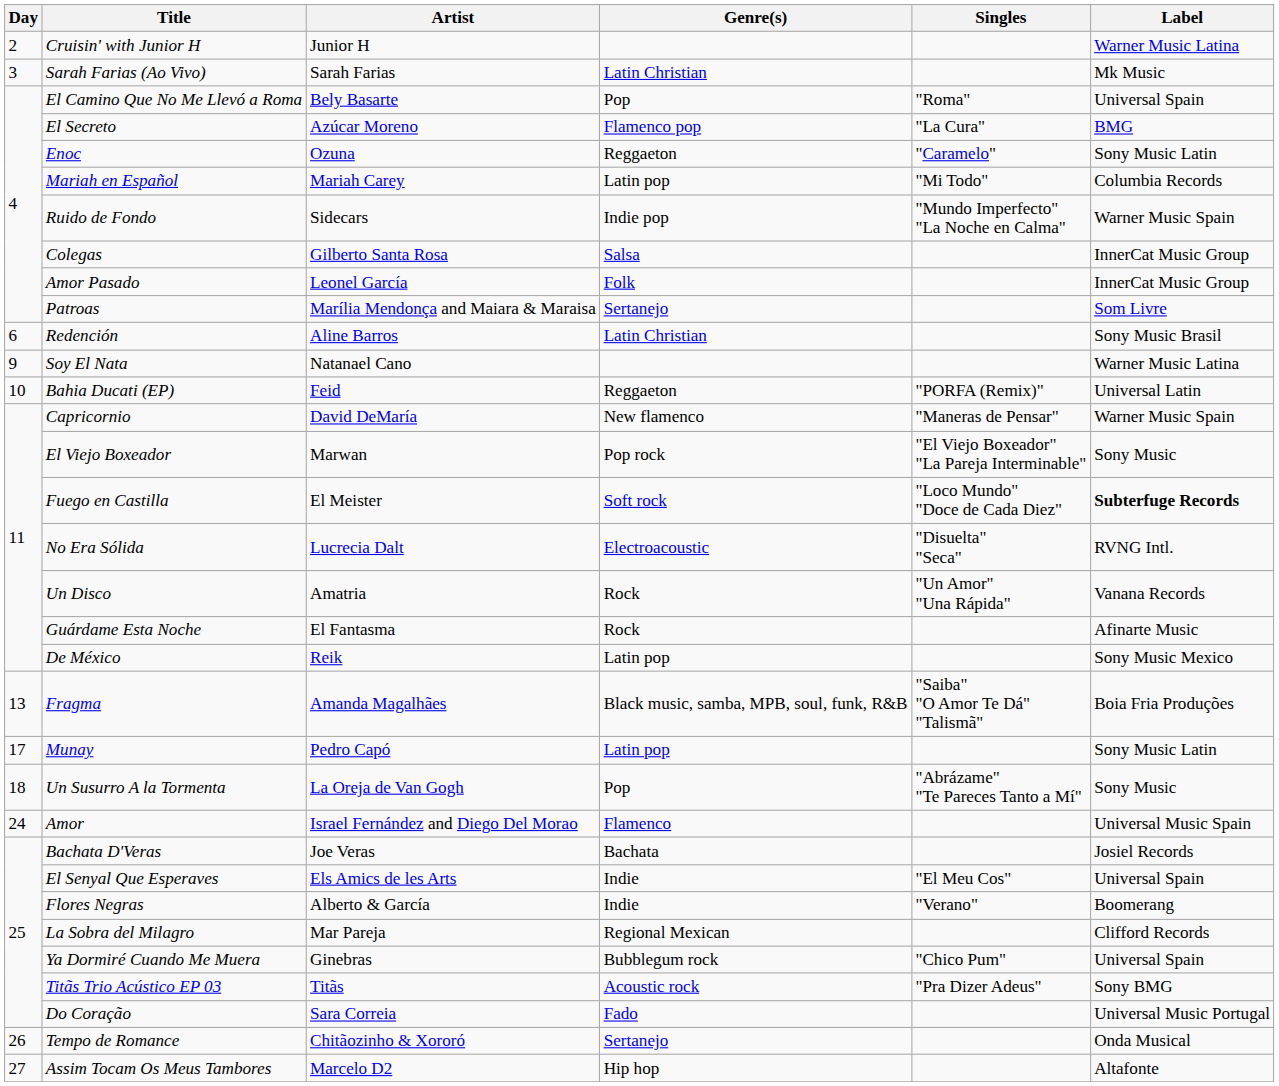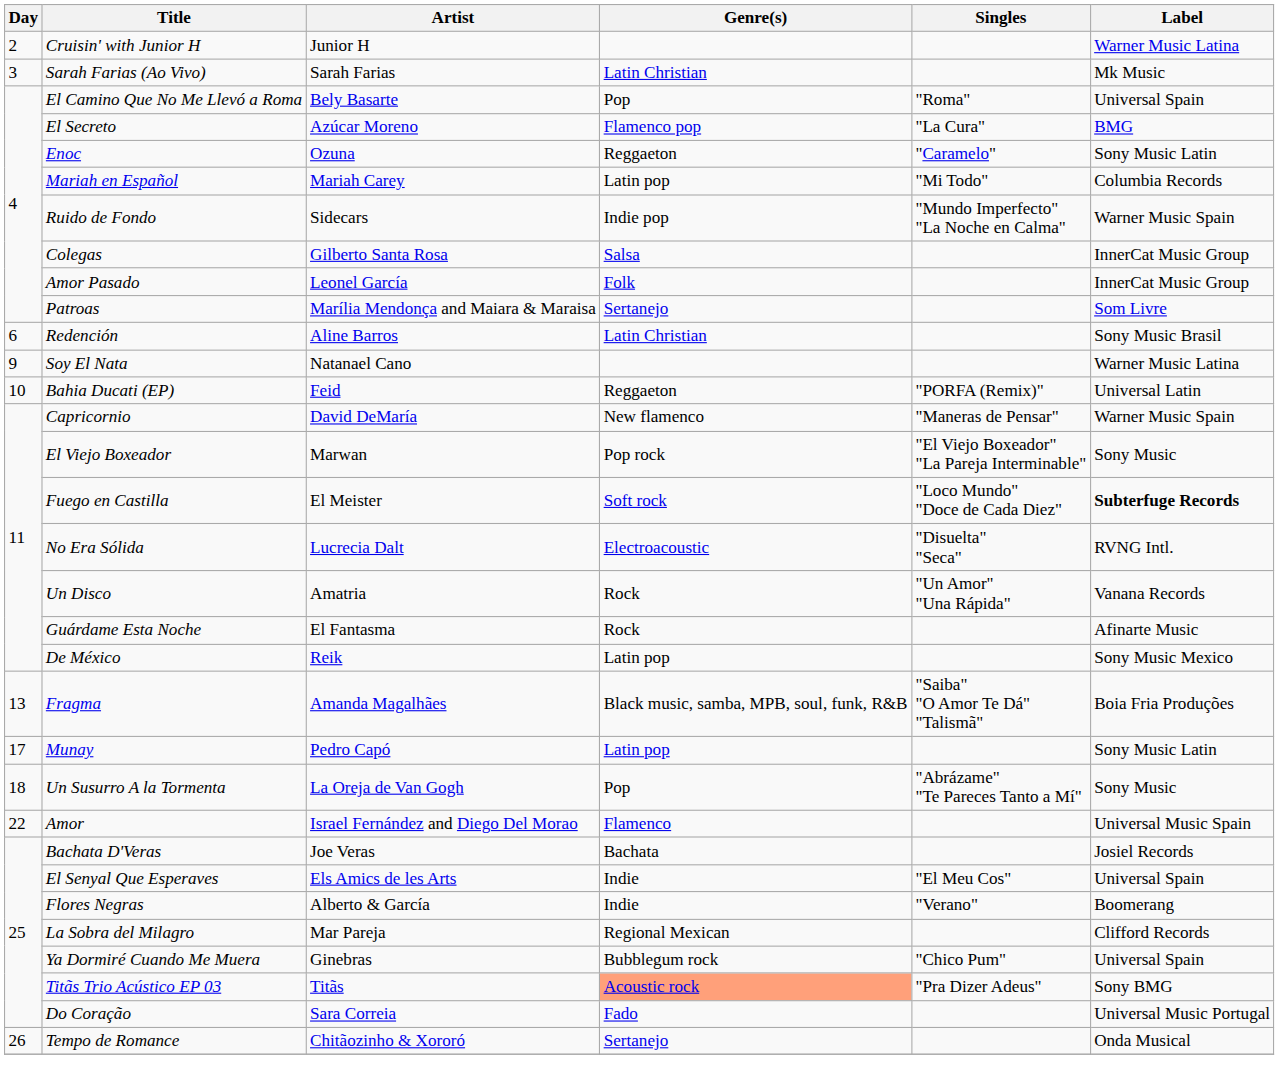(17, 823) 24 -> (17, 823) 22
(651, 986) no background -> (651, 986) lightsalmon background
- row: (159, 1068)
